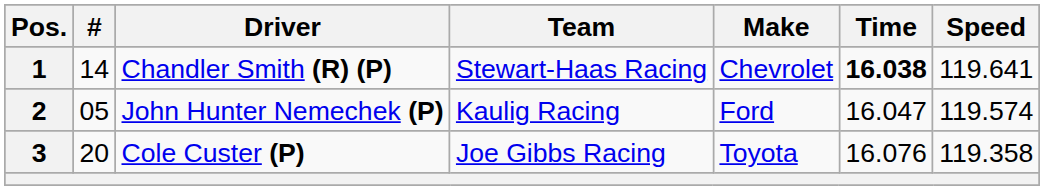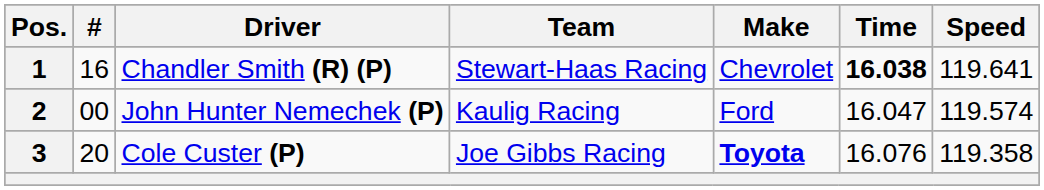(94, 68) 14 -> (94, 68) 16
(94, 110) 05 -> (94, 110) 00
(759, 152) normal -> (762, 152) bold
